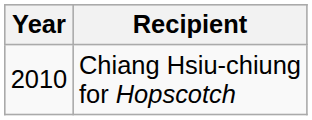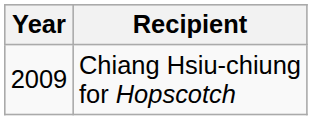(39, 79) 2010 -> (39, 79) 2009
